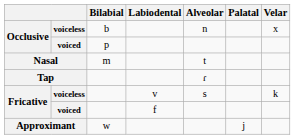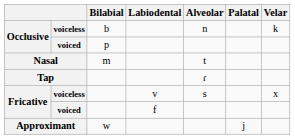(275, 28) x -> (275, 28) k
(275, 93) k -> (275, 93) x
